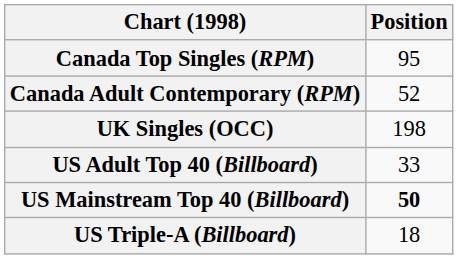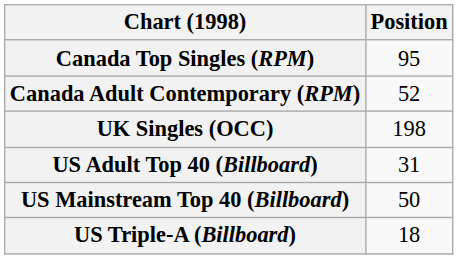(409, 164) 33 -> (409, 164) 31
(409, 199) bold -> (409, 199) normal
